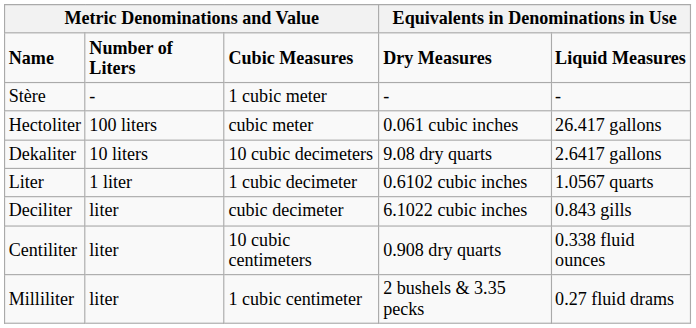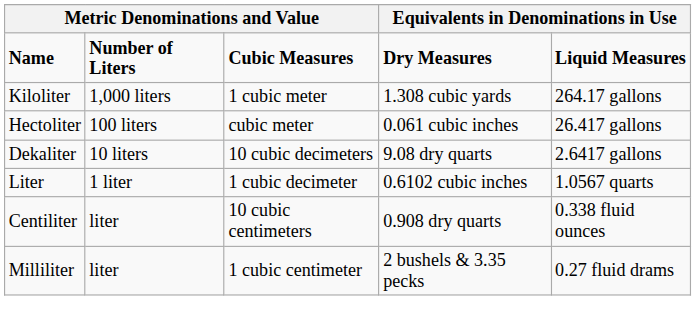+ row: (39, 96)
- row: (27, 96)
- row: (40, 211)
